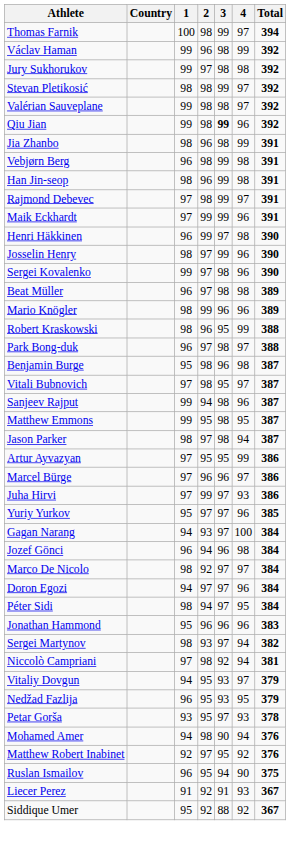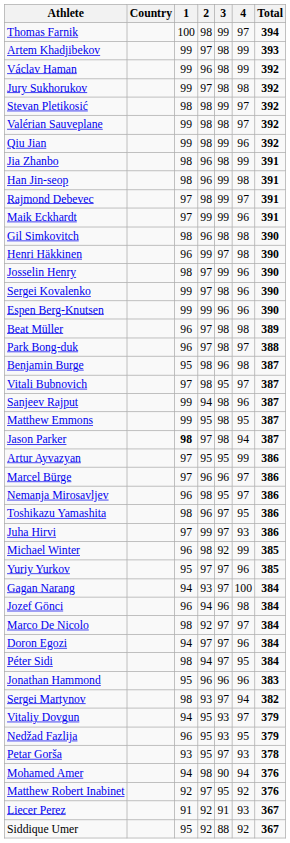+ row: (54, 50)
(223, 124) bold -> (223, 143) normal
- row: (38, 161)
+ row: (43, 236)
+ row: (55, 310)
- row: (42, 310)
- row: (52, 328)
(186, 439) normal -> (186, 439) bold
+ row: (58, 495)
+ row: (57, 513)
+ row: (44, 550)
- row: (52, 662)
- row: (45, 773)
